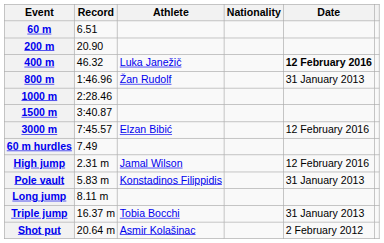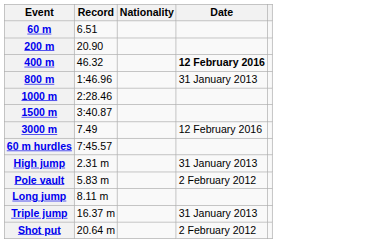- column: (171, 12)
(94, 130) 7:45.57 -> (87, 130) 7.49
(87, 146) 7.49 -> (94, 146) 7:45.57
(327, 163) 12 February 2016 -> (218, 163) 31 January 2013
(325, 180) 31 January 2013 -> (217, 180) 2 February 2012
